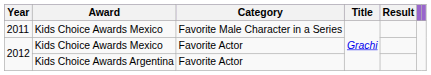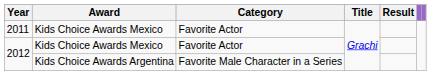(260, 29) Favorite Male Character in a Series -> (211, 29) Favorite Actor
(211, 62) Favorite Actor -> (260, 62) Favorite Male Character in a Series
